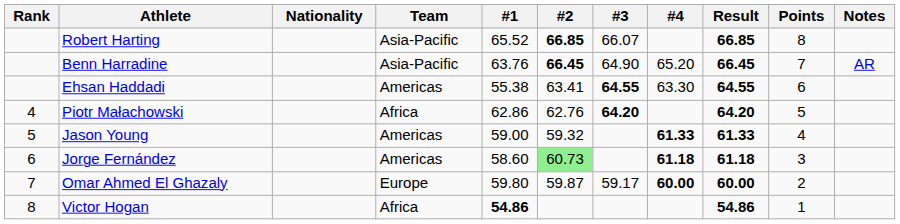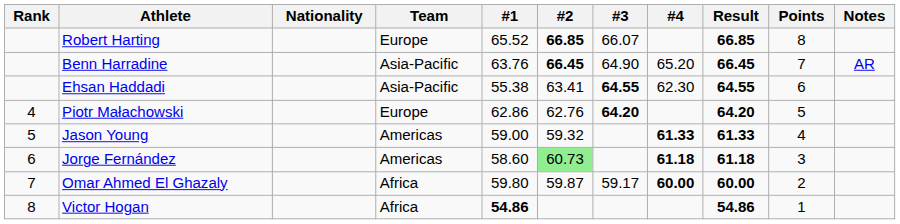(419, 40) Asia-Pacific -> (404, 40) Europe
(411, 87) Americas -> (419, 87) Asia-Pacific
(675, 87) 63.30 -> (675, 87) 62.30
(399, 111) Africa -> (404, 111) Europe
(404, 183) Europe -> (399, 183) Africa
